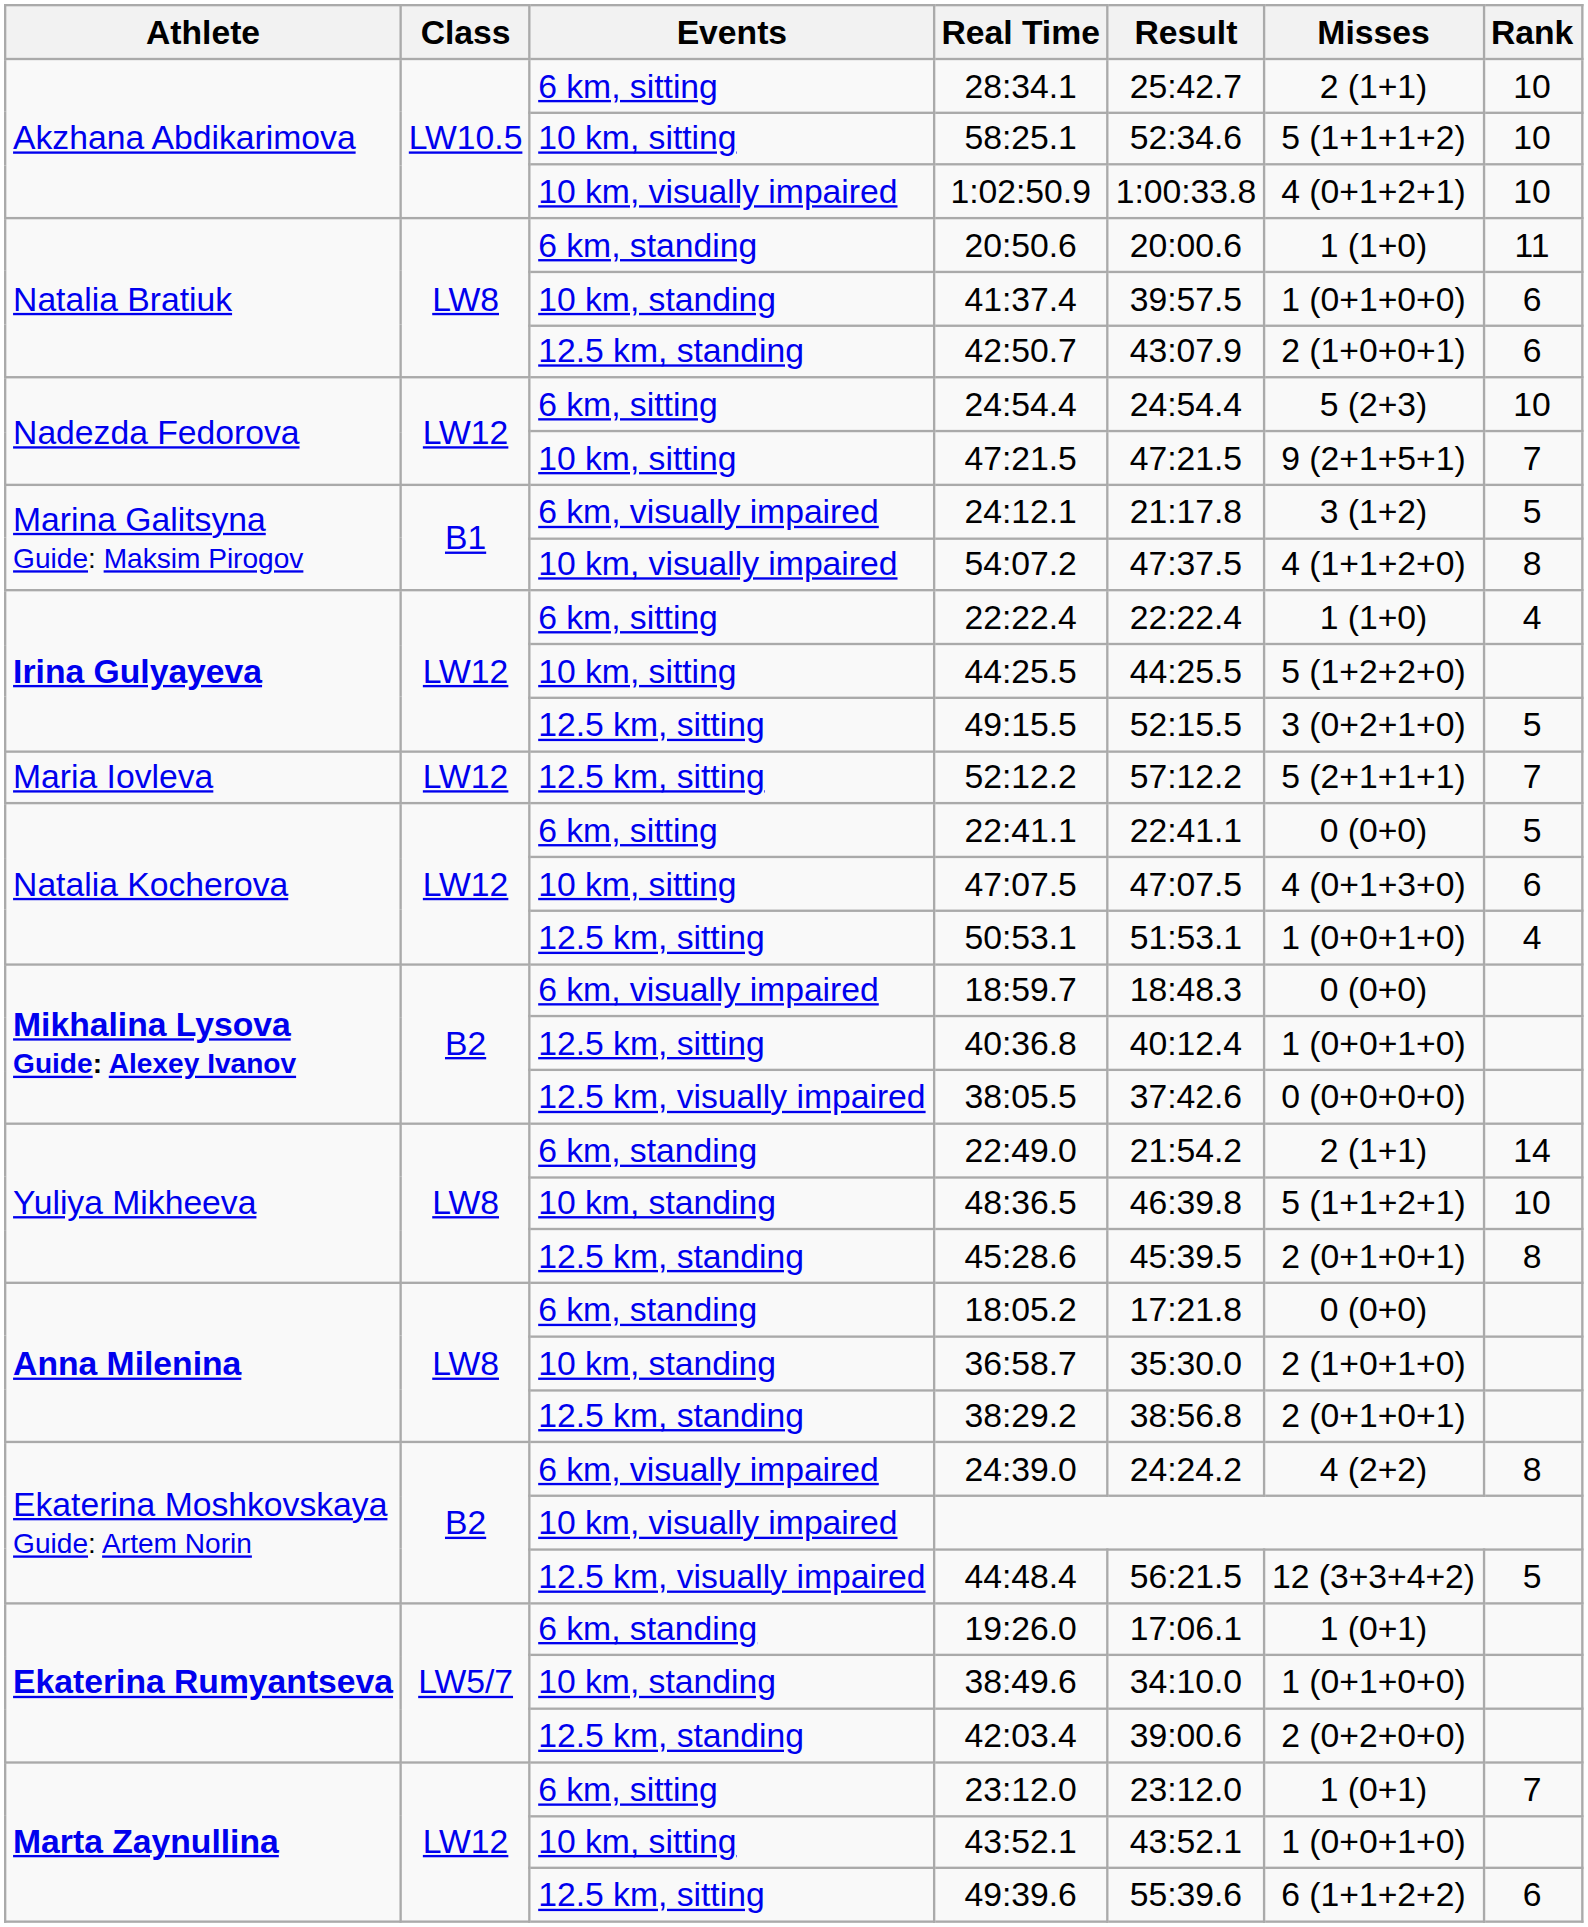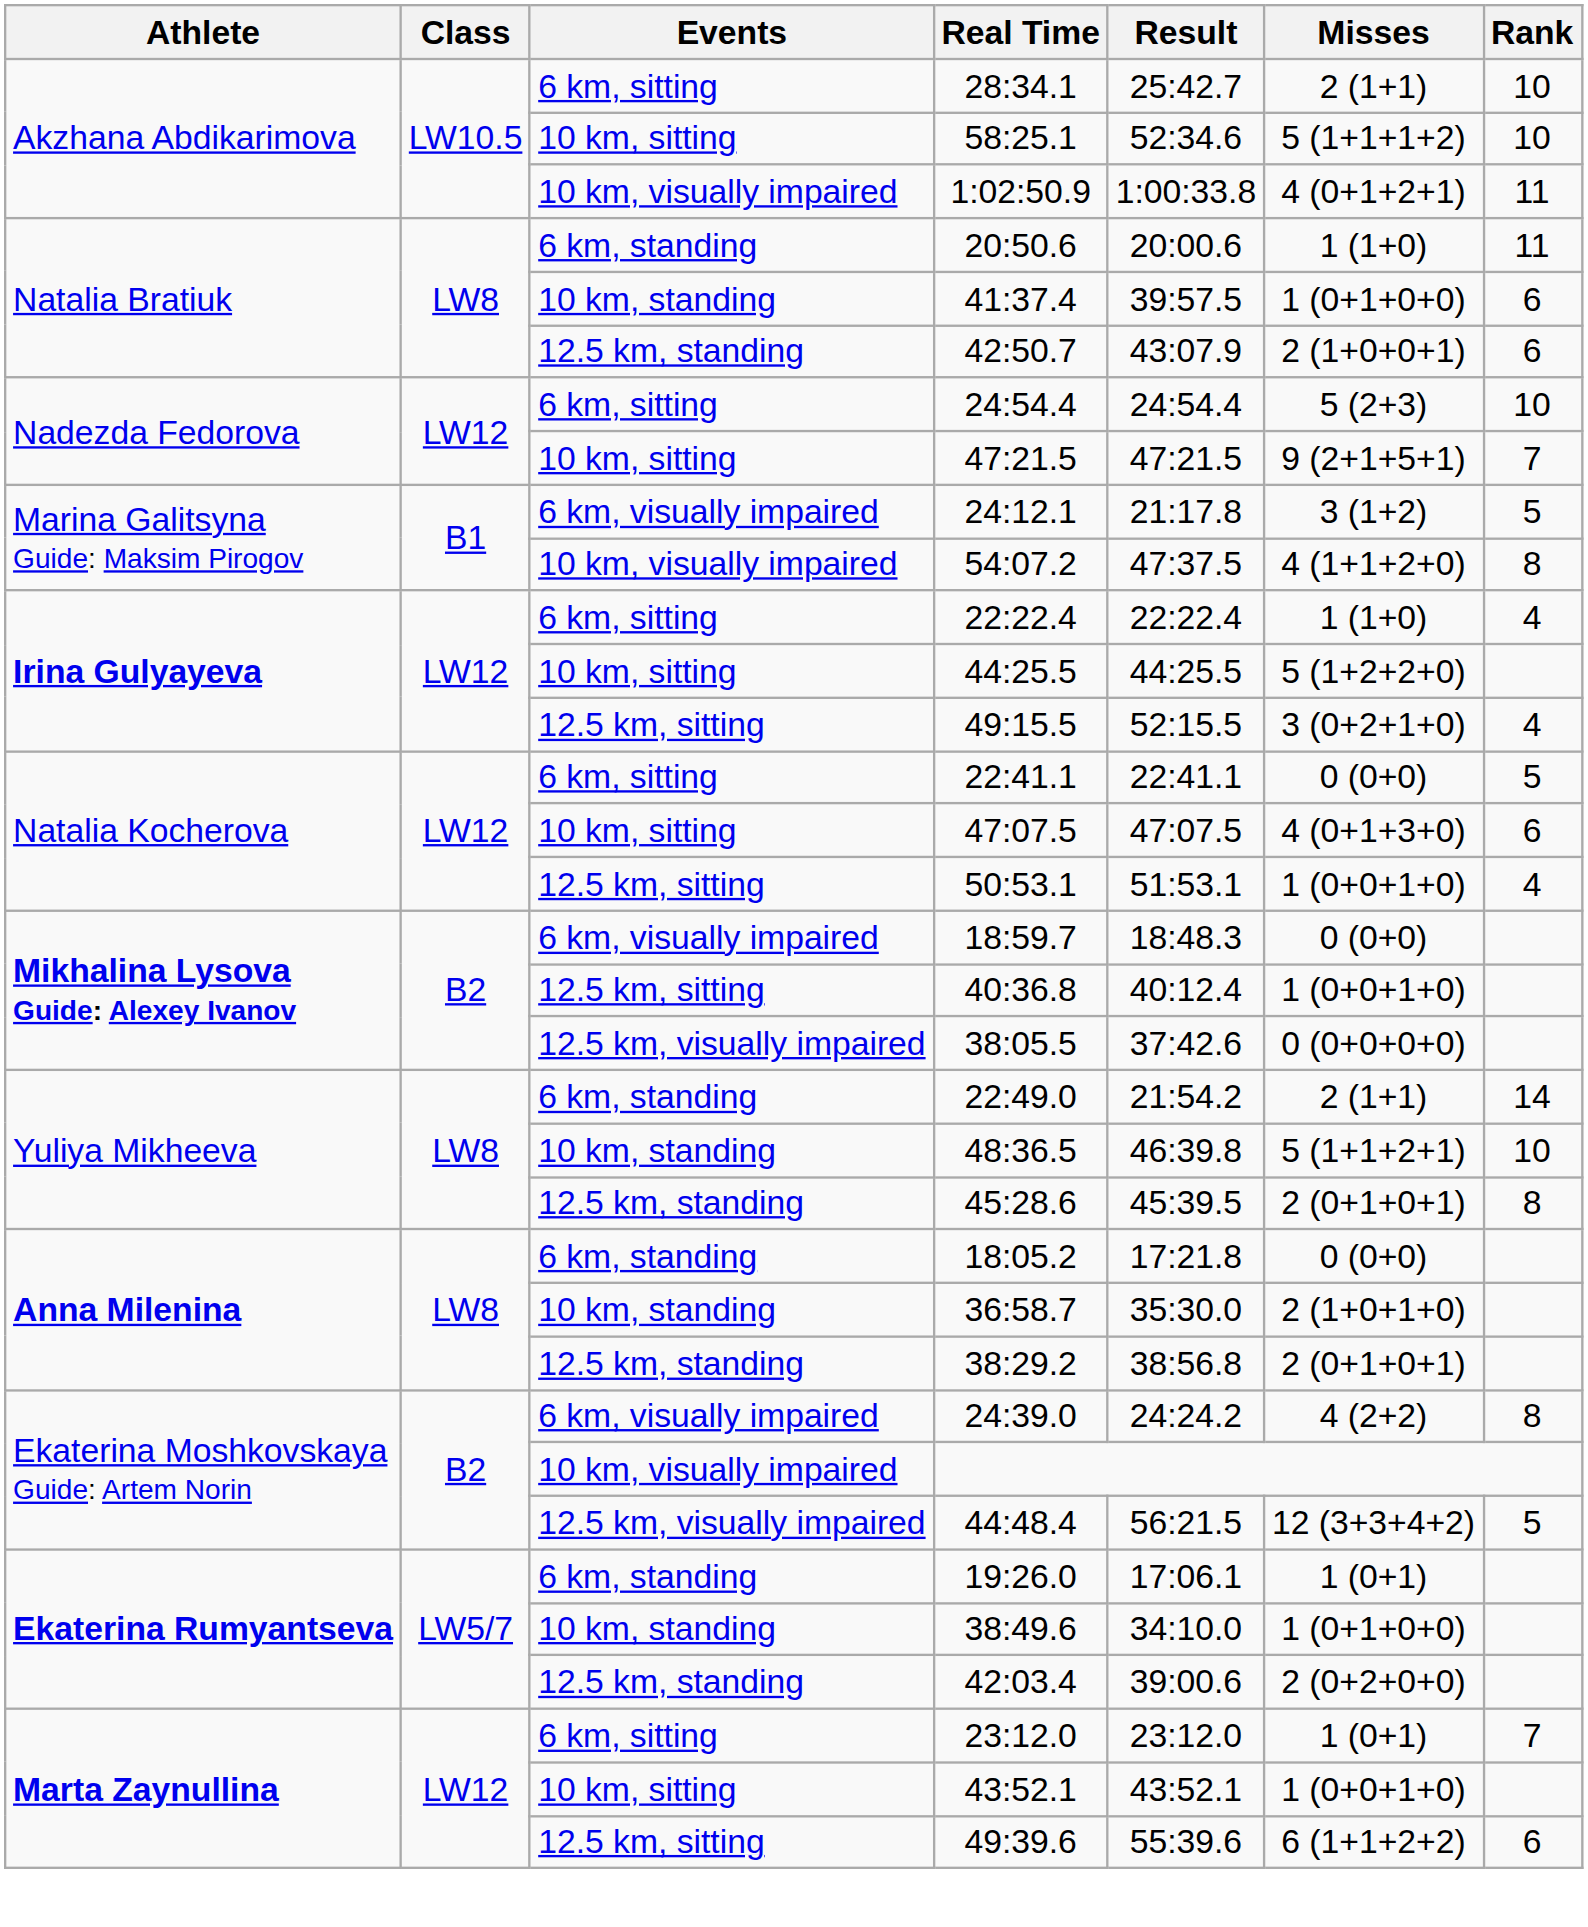(1532, 192) 10 -> (1532, 192) 11
(1532, 724) 5 -> (1532, 724) 4
- row: (1021, 777)
